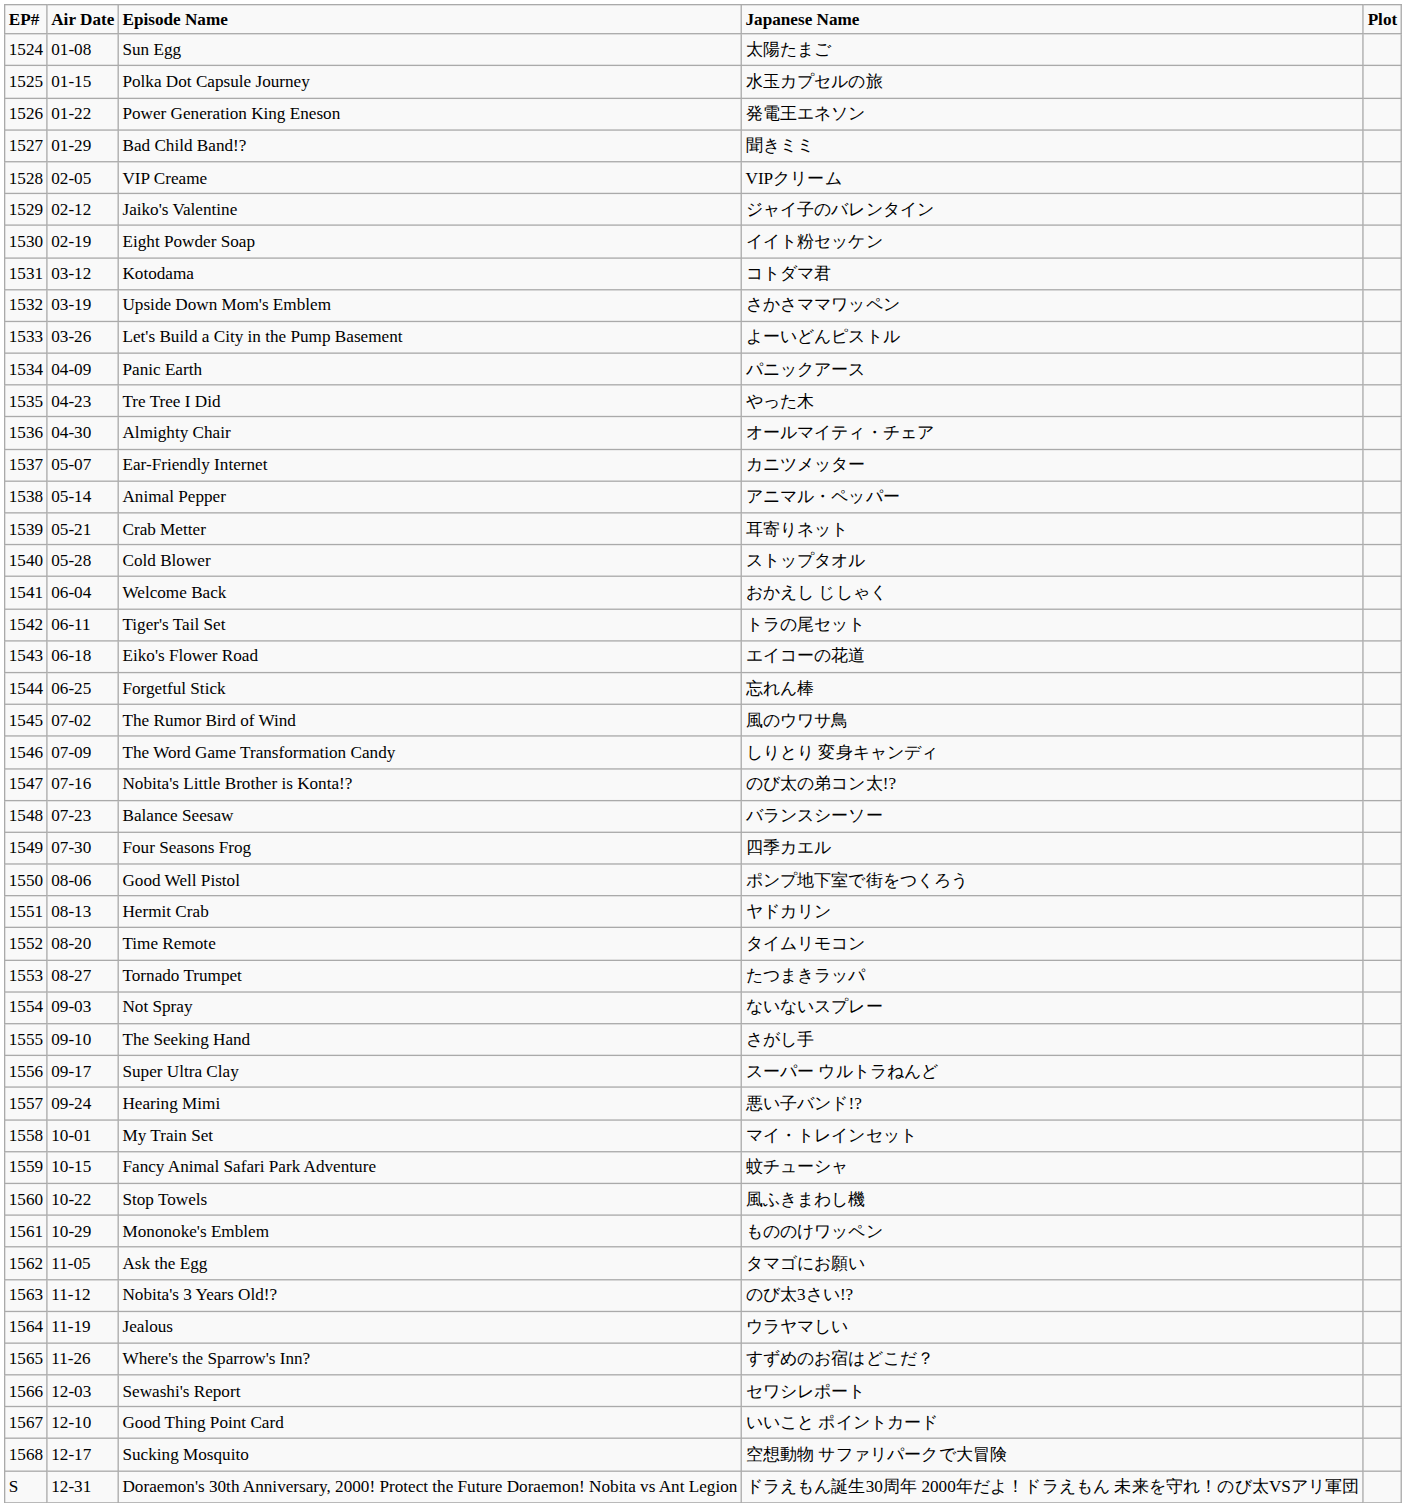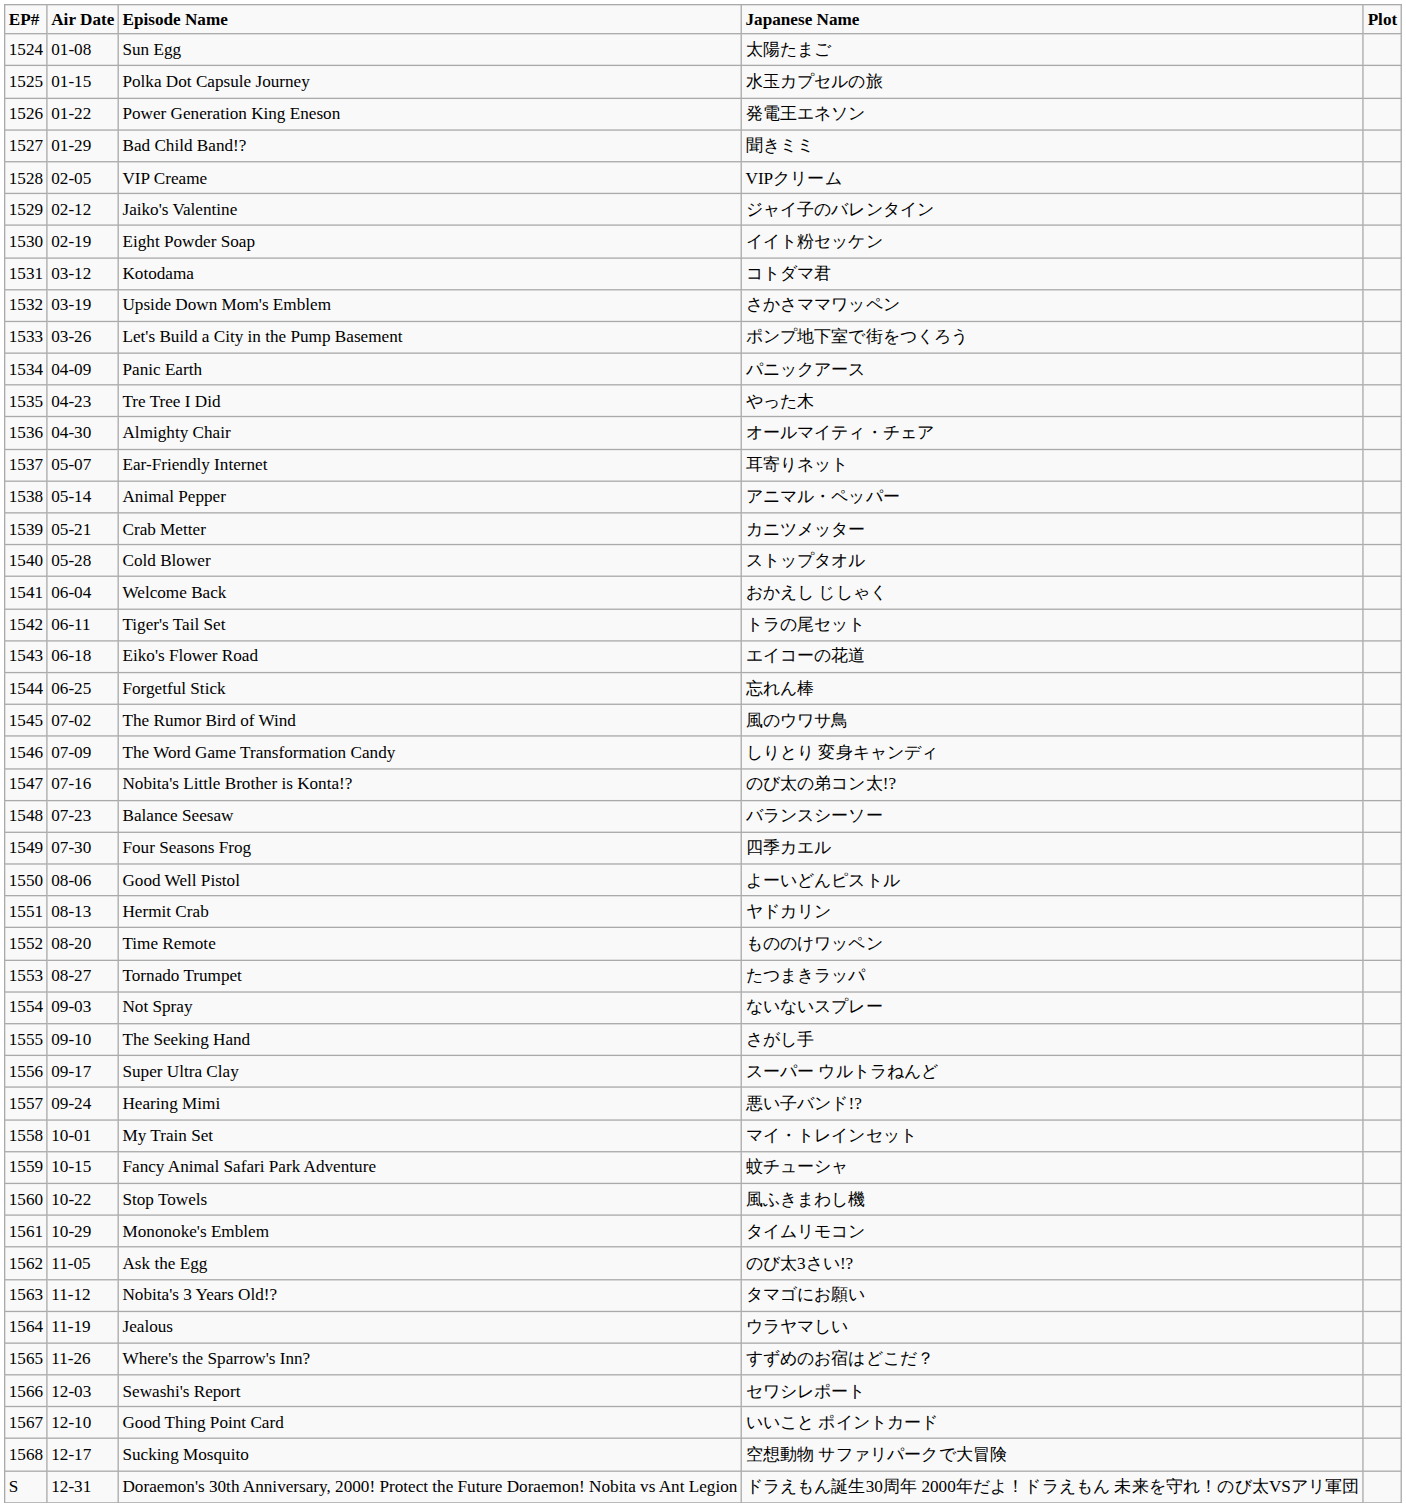(823, 337) よーいどんピストル -> (857, 337) ポンプ地下室で街をつくろう
(806, 464) カニツメッター -> (797, 464) 耳寄りネット
(797, 528) 耳寄りネット -> (806, 528) カニツメッター
(857, 879) ポンプ地下室で街をつくろう -> (823, 879) よーいどんピストル
(806, 943) タイムリモコン -> (814, 943) もののけワッペン
(814, 1231) もののけワッペン -> (806, 1231) タイムリモコン
(806, 1262) タマゴにお願い -> (799, 1262) のび太3さい!?
(799, 1294) のび太3さい!? -> (806, 1294) タマゴにお願い
